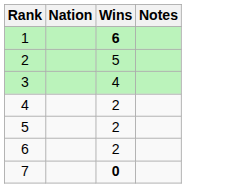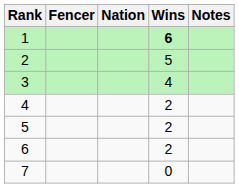+ column: (72, 15)
(116, 171) bold -> (168, 171) normal
